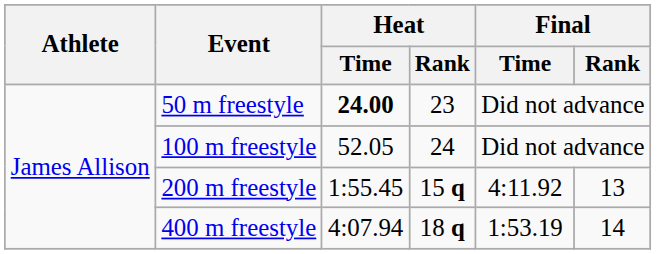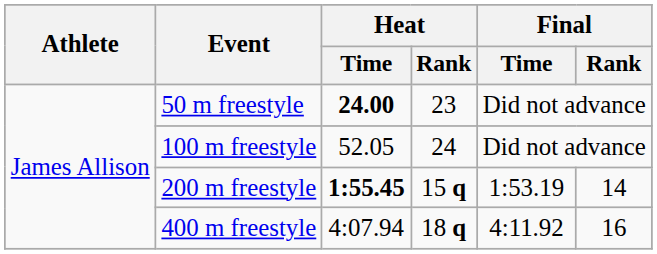(366, 187) normal -> (366, 187) bold
(525, 187) 4:11.92 -> (527, 187) 1:53.19
(613, 187) 13 -> (614, 187) 14
(525, 228) 1:53.19 -> (527, 228) 4:11.92
(613, 228) 14 -> (614, 228) 16
